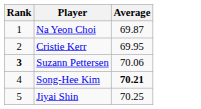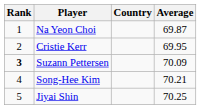+ column: (133, 12)
(132, 63) 70.06 -> (175, 63) 70.09
(132, 79) bold -> (175, 79) normal
